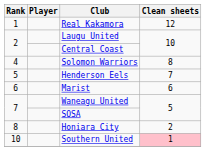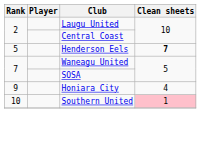- row: (93, 24)
- row: (100, 62)
(170, 75) normal -> (166, 50) bold
- row: (76, 88)
(16, 127) 8 -> (16, 88) 9
(170, 127) 2 -> (166, 88) 4
